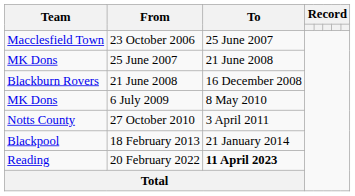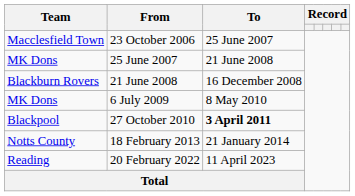(41, 120) Notts County -> (33, 120) Blackpool
(237, 120) normal -> (238, 120) bold
(33, 140) Blackpool -> (41, 140) Notts County
(241, 160) bold -> (241, 160) normal
